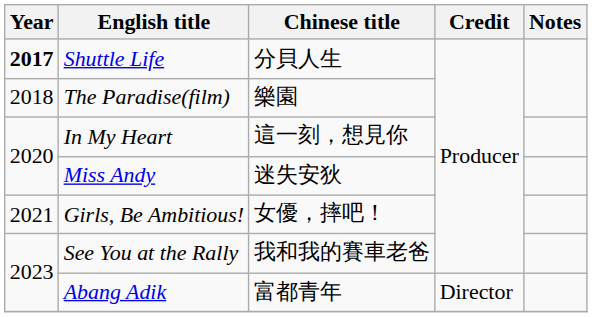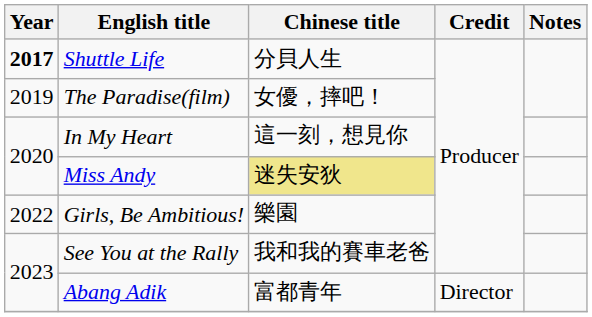(32, 97) 2018 -> (32, 97) 2019
(276, 96) 樂園 -> (320, 96) 女優，摔吧！
(298, 174) no background -> (298, 174) khaki background
(32, 214) 2021 -> (32, 214) 2022
(320, 213) 女優，摔吧！ -> (276, 213) 樂園
